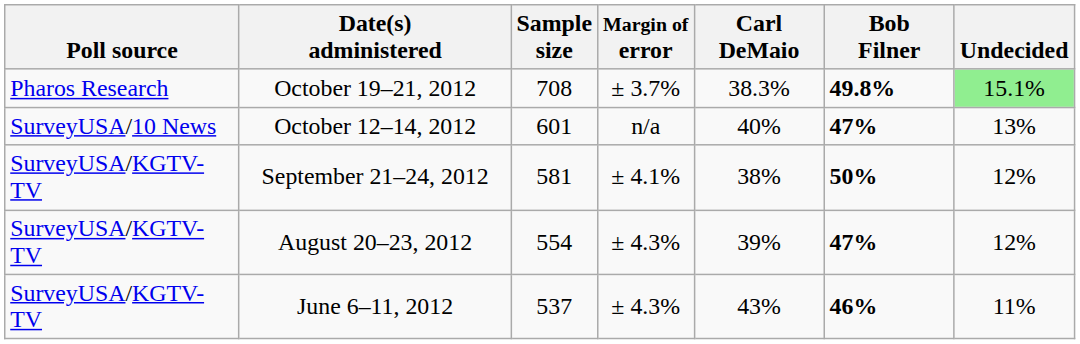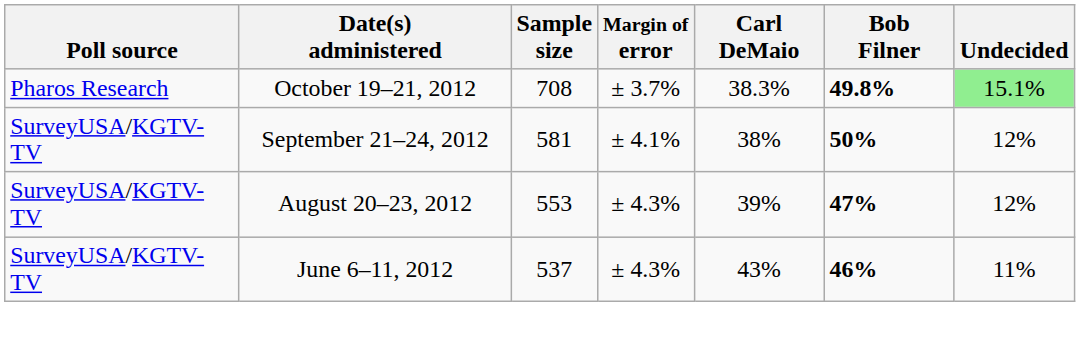- row: (375, 125)
(554, 241) 554 -> (554, 203) 553
